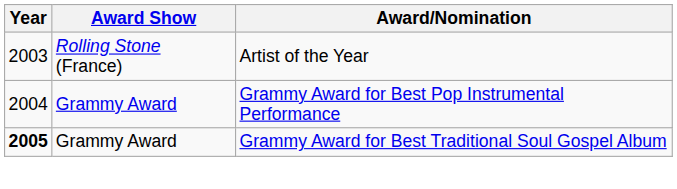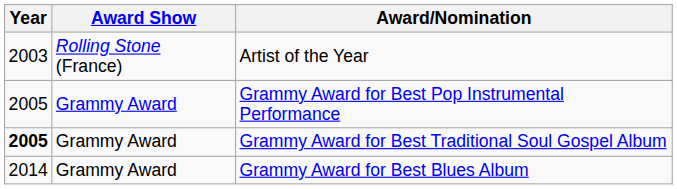(28, 103) 2004 -> (28, 103) 2005
+ row: (384, 169)
